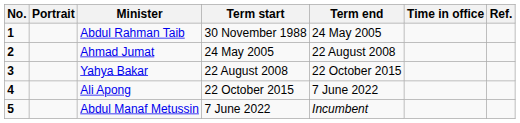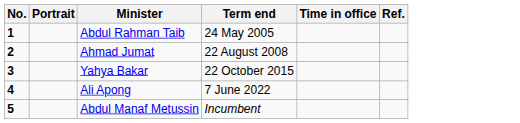- column: (256, 14)
